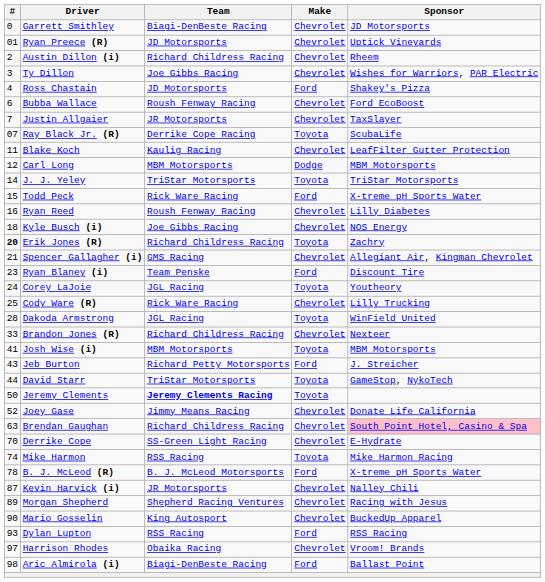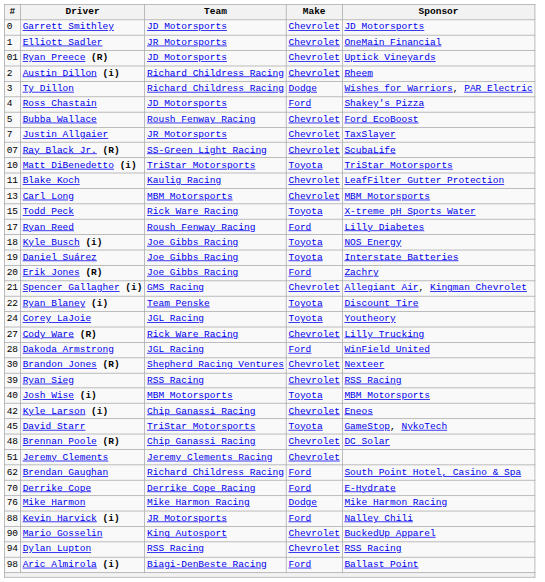(207, 28) Biagi-DenBeste Racing -> (187, 28) JD Motorsports
+ row: (63, 43)
(193, 74) Joe Gibbs Racing -> (215, 89) Richard Childress Racing
(320, 74) Chevrolet -> (303, 89) Dodge
(10, 105) 6 -> (10, 120) 5
(201, 135) Derrike Cope Racing -> (207, 151) SS-Green Light Racing
(311, 135) Toyota -> (314, 151) Chevrolet
+ row: (80, 166)
(12, 166) 12 -> (12, 197) 13
(308, 166) Dodge -> (314, 197) Chevrolet
- row: (54, 181)
(306, 197) Ford -> (306, 212) Toyota
(12, 212) 16 -> (12, 227) 17
(320, 212) Chevrolet -> (300, 227) Ford
(320, 227) Chevrolet -> (306, 243) Toyota
+ row: (60, 258)
(12, 243) bold -> (12, 273) normal
(215, 243) Richard Childress Racing -> (193, 273) Joe Gibbs Racing
(311, 243) Toyota -> (300, 273) Ford
(12, 273) 23 -> (12, 304) 22
(306, 273) Ford -> (306, 304) Toyota
(12, 304) 25 -> (12, 335) 27
(311, 319) Toyota -> (300, 350) Ford
(12, 335) 33 -> (12, 365) 30
(215, 335) Richard Childress Racing -> (215, 365) Shepherd Racing Ventures
+ row: (48, 381)
(12, 350) 41 -> (12, 396) 40
+ row: (65, 412)
- row: (51, 365)
(12, 381) 44 -> (12, 427) 45
+ row: (71, 442)
(12, 396) 50 -> (12, 458) 51
(210, 396) bold -> (210, 458) normal
(311, 396) Toyota -> (314, 458) Chevrolet
- row: (48, 412)
(12, 427) 63 -> (12, 473) 62
(320, 427) Chevrolet -> (300, 473) Ford
(439, 427) pink background -> (433, 473) no background
(207, 442) SS-Green Light Racing -> (201, 488) Derrike Cope Racing
(320, 442) Chevrolet -> (300, 488) Ford
(12, 458) 74 -> (12, 504) 76
(176, 458) RSS Racing -> (198, 504) Mike Harmon Racing
(311, 458) Toyota -> (303, 504) Dodge
- row: (68, 473)
(12, 488) 87 -> (12, 519) 88
(320, 488) Chevrolet -> (300, 519) Ford
- row: (65, 504)
(12, 534) 93 -> (12, 550) 94
(306, 534) Ford -> (314, 550) Chevrolet
- row: (65, 550)
